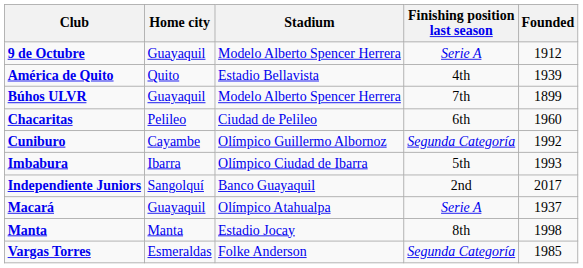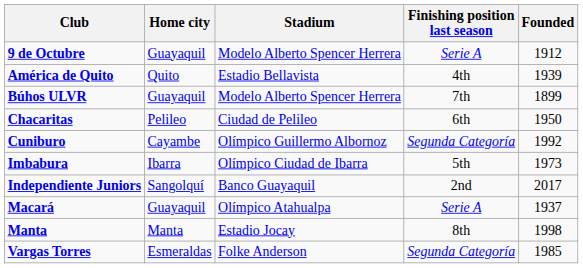(548, 119) 1960 -> (548, 119) 1950
(548, 163) 1993 -> (548, 163) 1973
